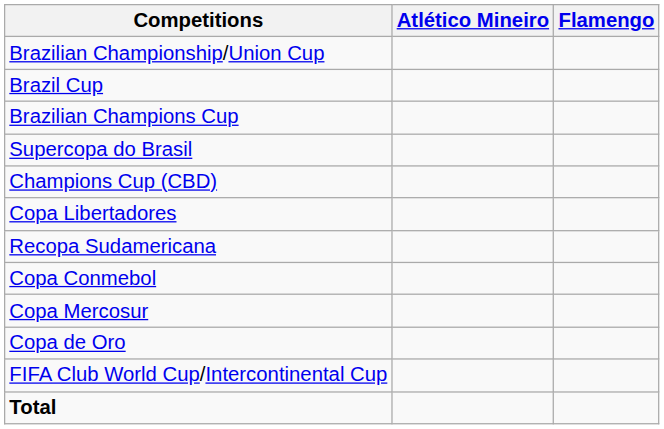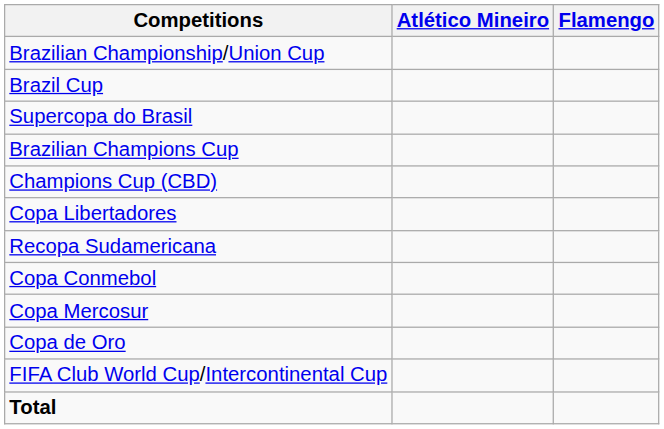rows swapped: (101, 149) <-> (124, 117)
